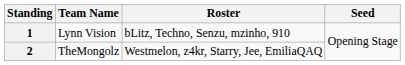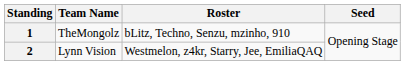(87, 32) Lynn Vision -> (89, 32) TheMongolz
(89, 51) TheMongolz -> (87, 51) Lynn Vision
